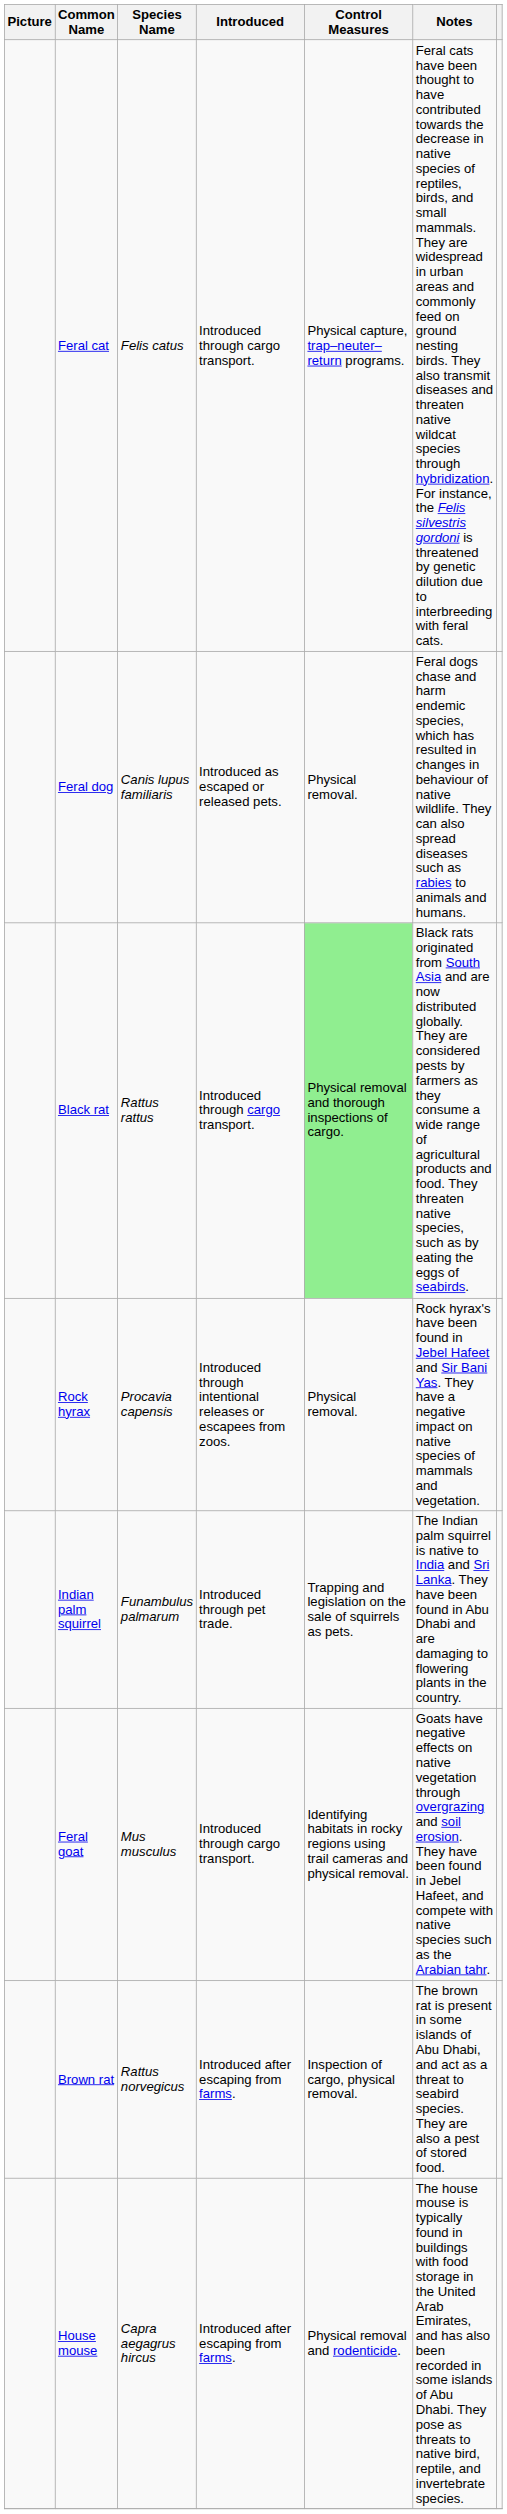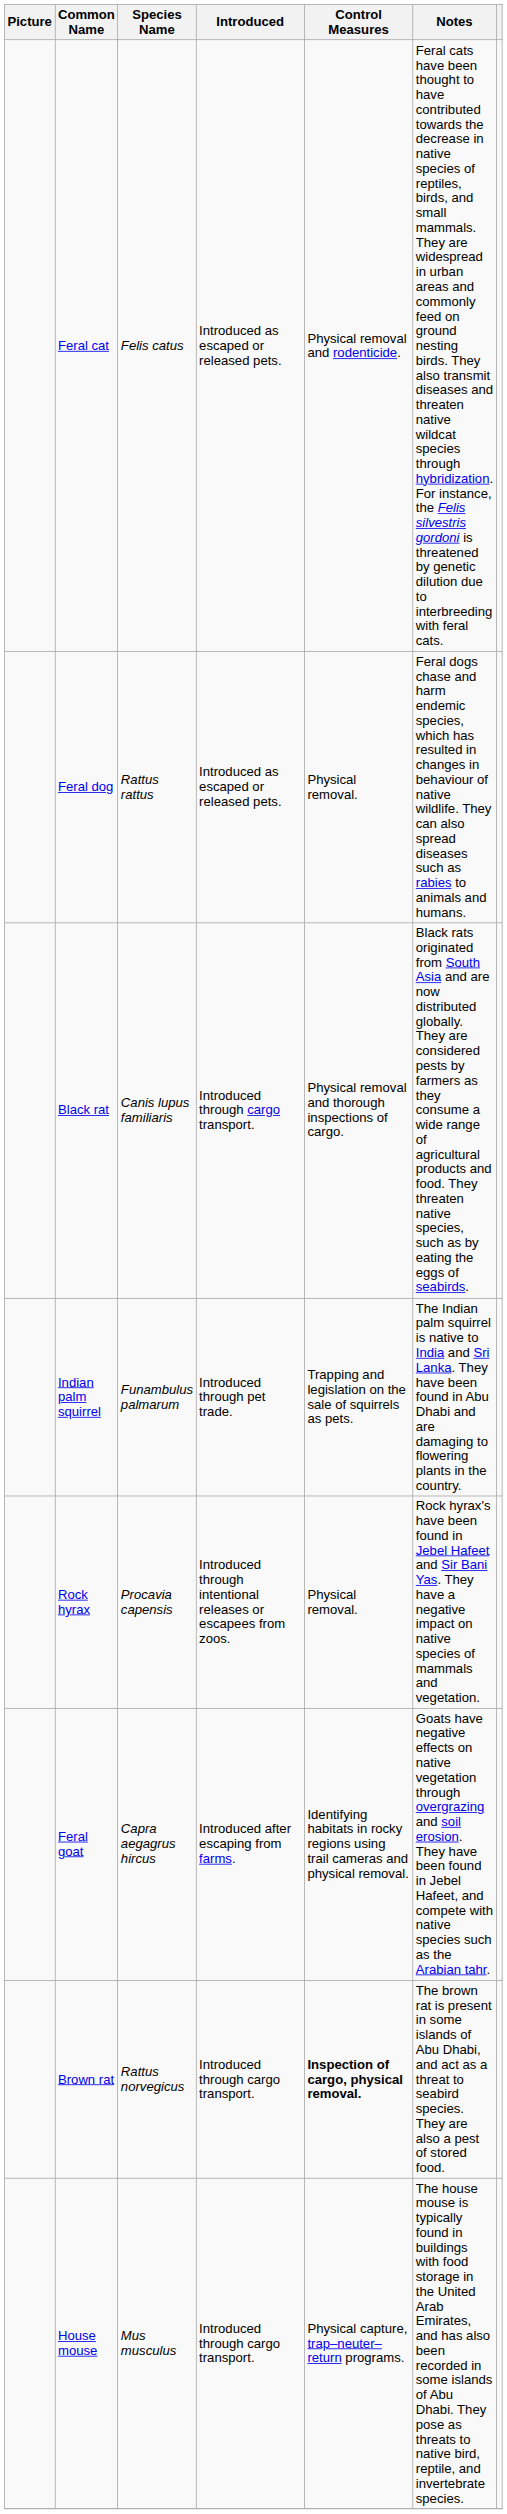(240, 345) Introduced through cargo transport. -> (240, 345) Introduced as escaped or released pets.
(357, 345) Physical capture, trap–neuter–return programs. -> (357, 345) Physical removal and rodenticide.
(155, 787) Canis lupus familiaris -> (140, 787) Rattus rattus
(140, 1110) Rattus rattus -> (155, 1110) Canis lupus familiaris
(357, 1110) lightgreen background -> (357, 1110) no background
rows swapped: (79, 1609) <-> (74, 1404)
(149, 1844) Mus musculus -> (148, 1844) Capra aegagrus hircus
(240, 1844) Introduced through cargo transport. -> (245, 1844) Introduced after escaping from farms.
(245, 2079) Introduced after escaping from farms. -> (240, 2079) Introduced through cargo transport.
(351, 2079) normal -> (355, 2079) bold
(148, 2343) Capra aegagrus hircus -> (149, 2343) Mus musculus
(245, 2343) Introduced after escaping from farms. -> (240, 2343) Introduced through cargo transport.
(357, 2343) Physical removal and rodenticide. -> (357, 2343) Physical capture, trap–neuter–return programs.
